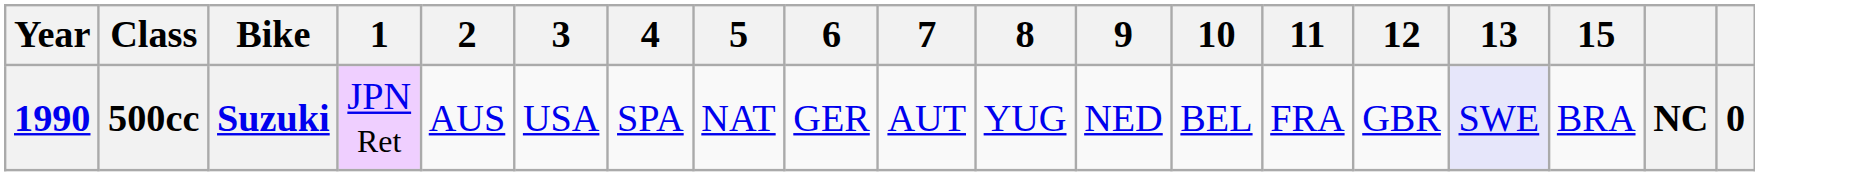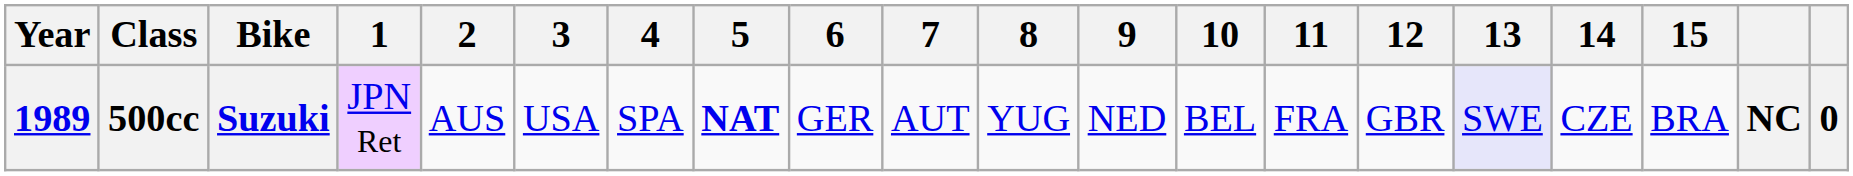+ column: (1597, 34)
(52, 116) 1990 -> (52, 116) 1989
(738, 116) normal -> (740, 116) bold
